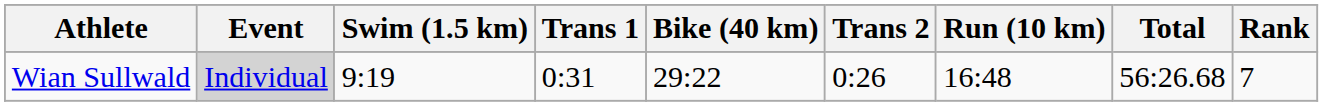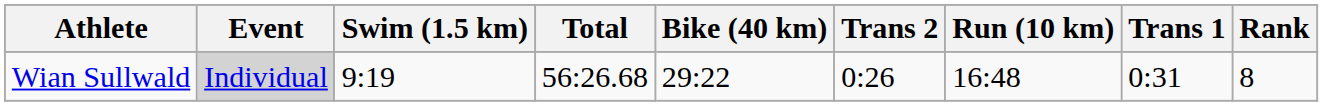columns swapped: (590, 28) <-> (1172, 28)
(1247, 76) 7 -> (1247, 76) 8
